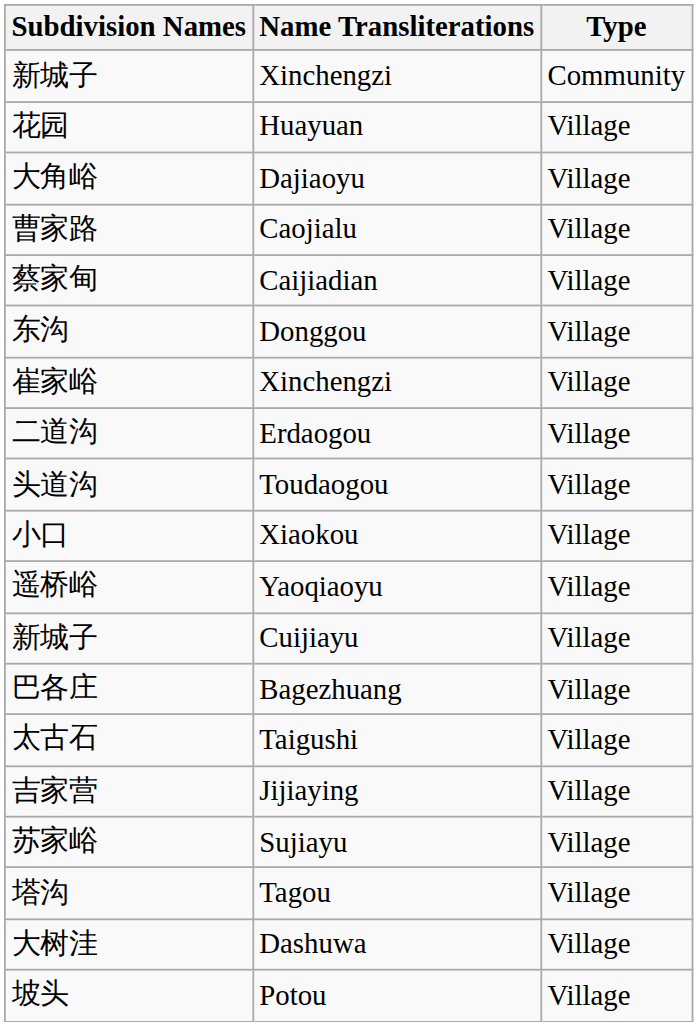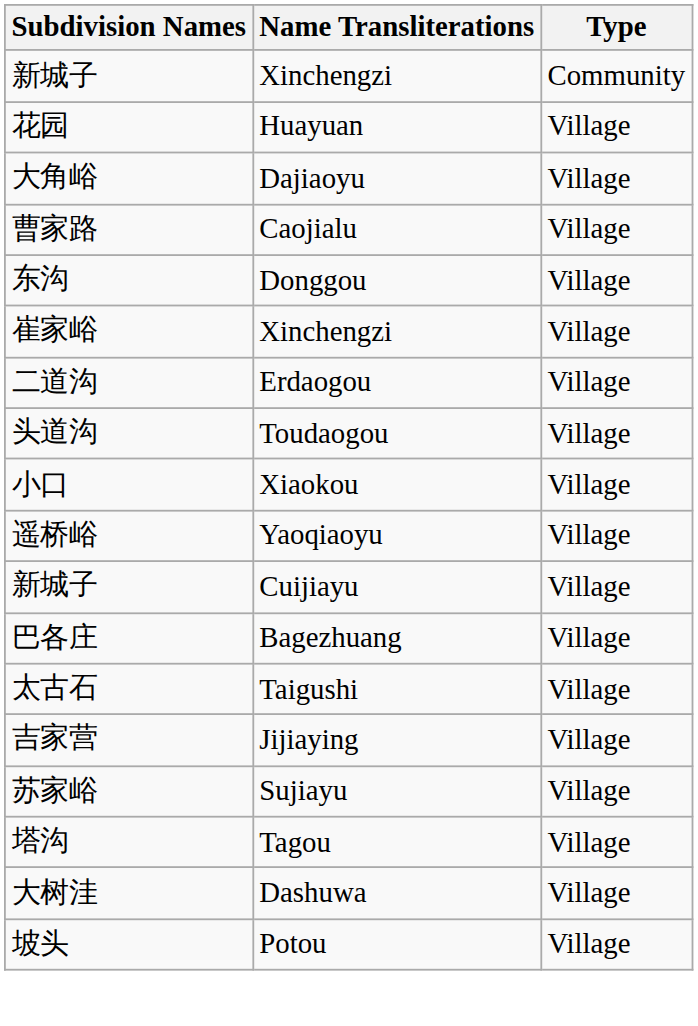- row: (55, 279)
